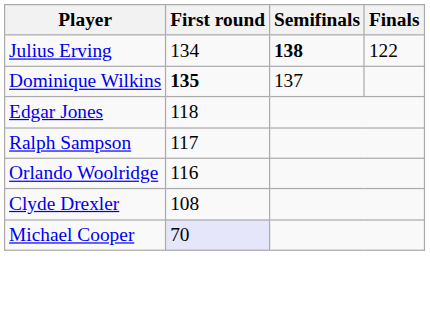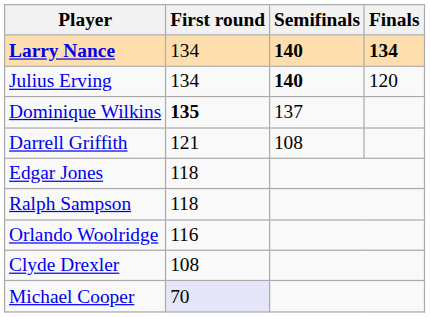+ row: (62, 50)
(288, 50) 138 -> (288, 81) 140
(383, 50) 122 -> (383, 81) 120
+ row: (68, 142)
(184, 142) 117 -> (184, 204) 118
